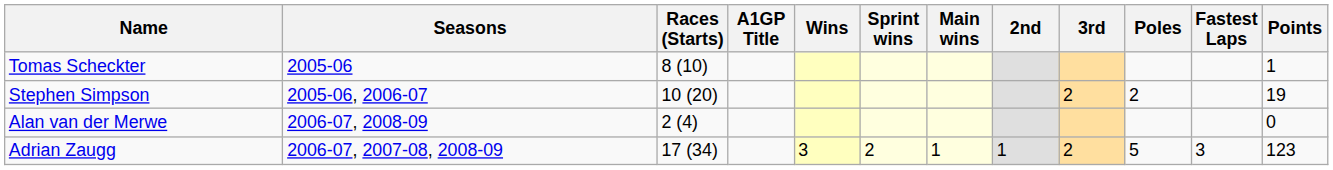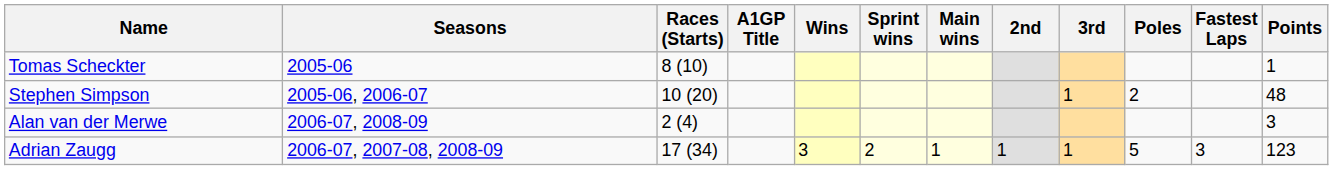(1068, 94) 2 -> (1068, 94) 1
(1276, 94) 19 -> (1276, 94) 48
(1271, 122) 0 -> (1271, 122) 3
(1068, 150) 2 -> (1068, 150) 1
